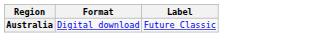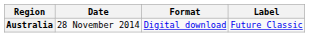+ column: (98, 11)
